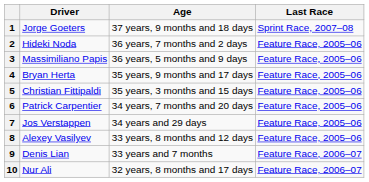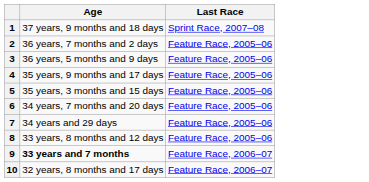- column: (65, 12)
(162, 153) normal -> (76, 153) bold
